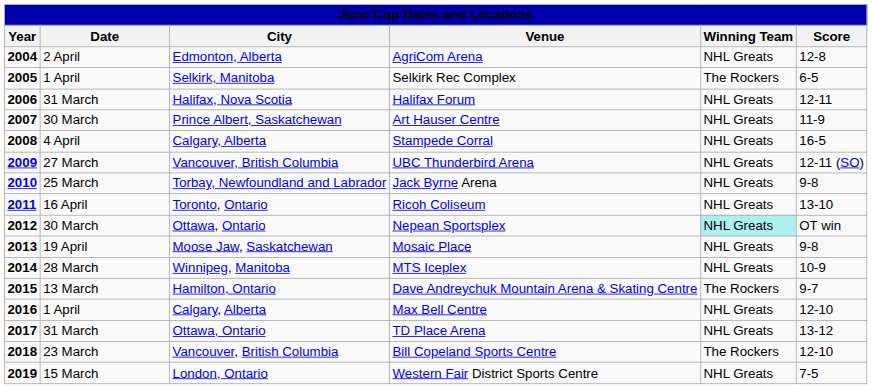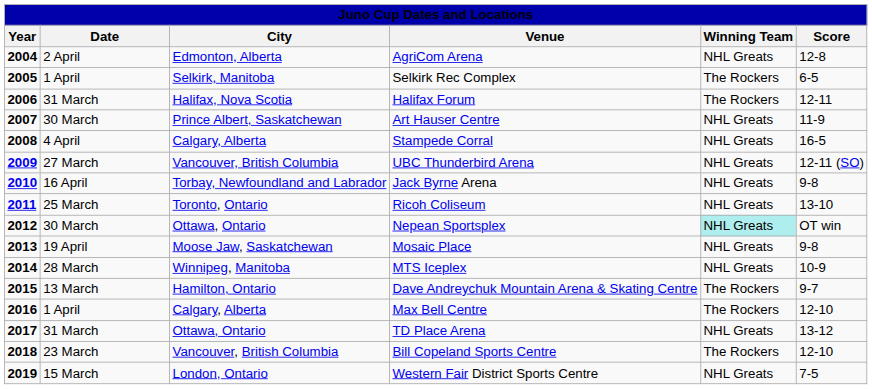(738, 99) NHL Greats -> (741, 99) The Rockers
(71, 183) 25 March -> (65, 183) 16 April
(65, 204) 16 April -> (71, 204) 25 March
(738, 309) NHL Greats -> (741, 309) The Rockers
